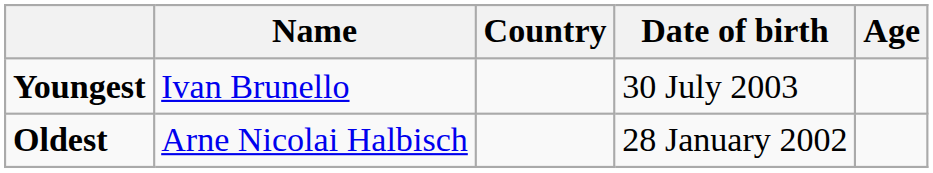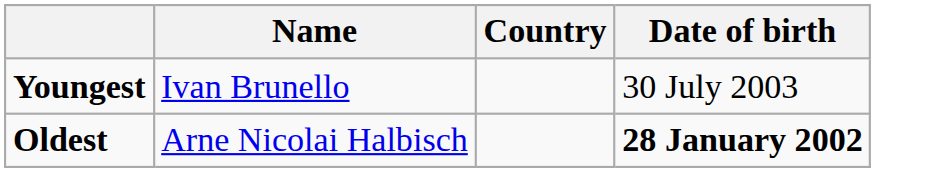- column: (892, 31)
(735, 139) normal -> (743, 139) bold
